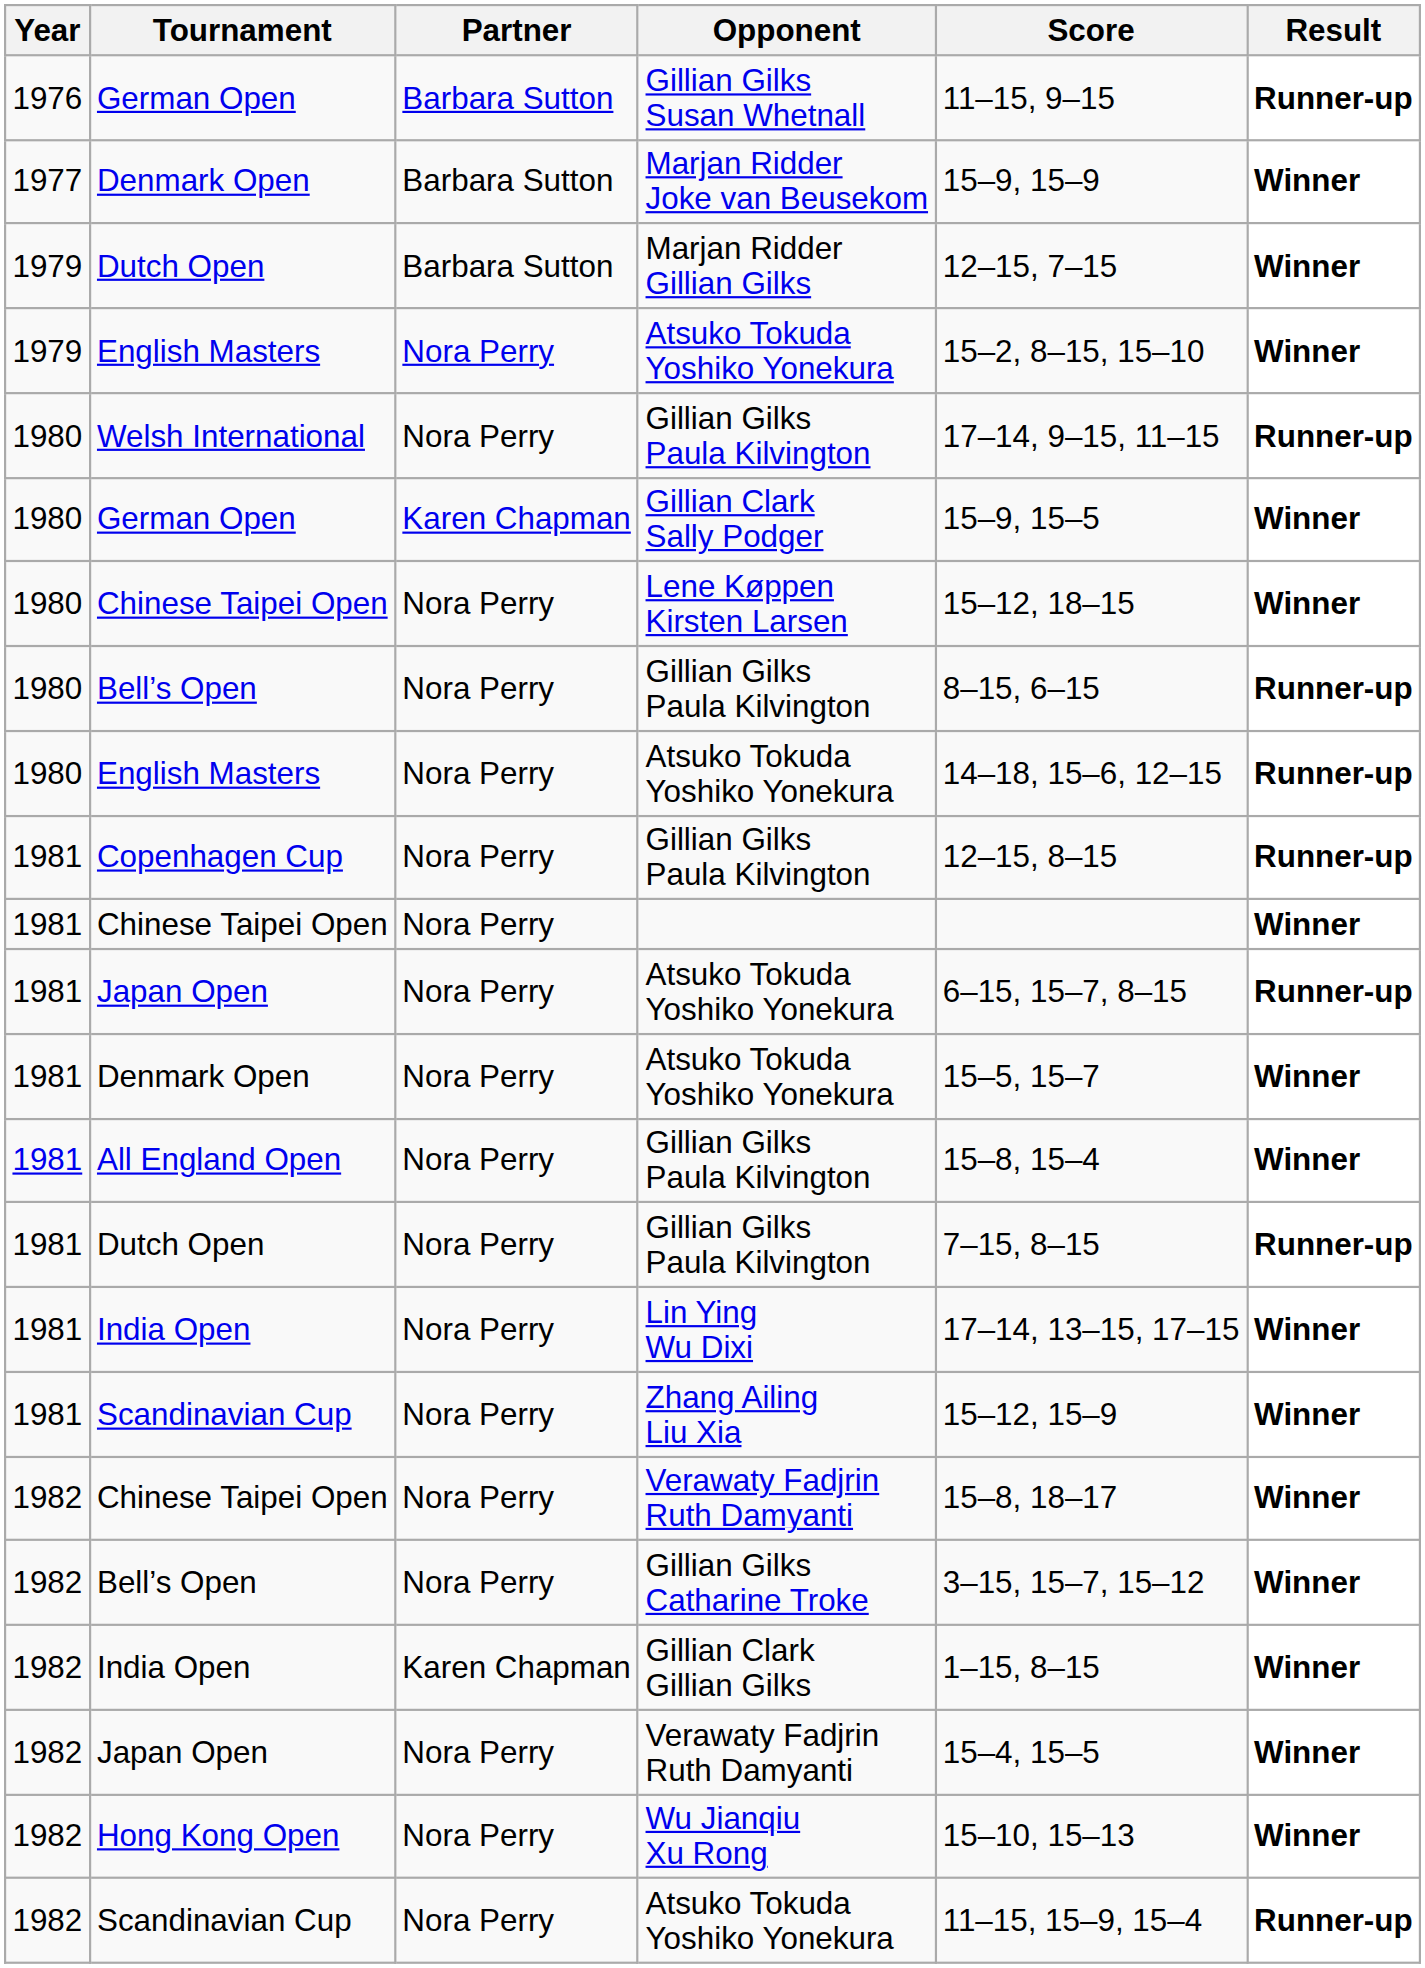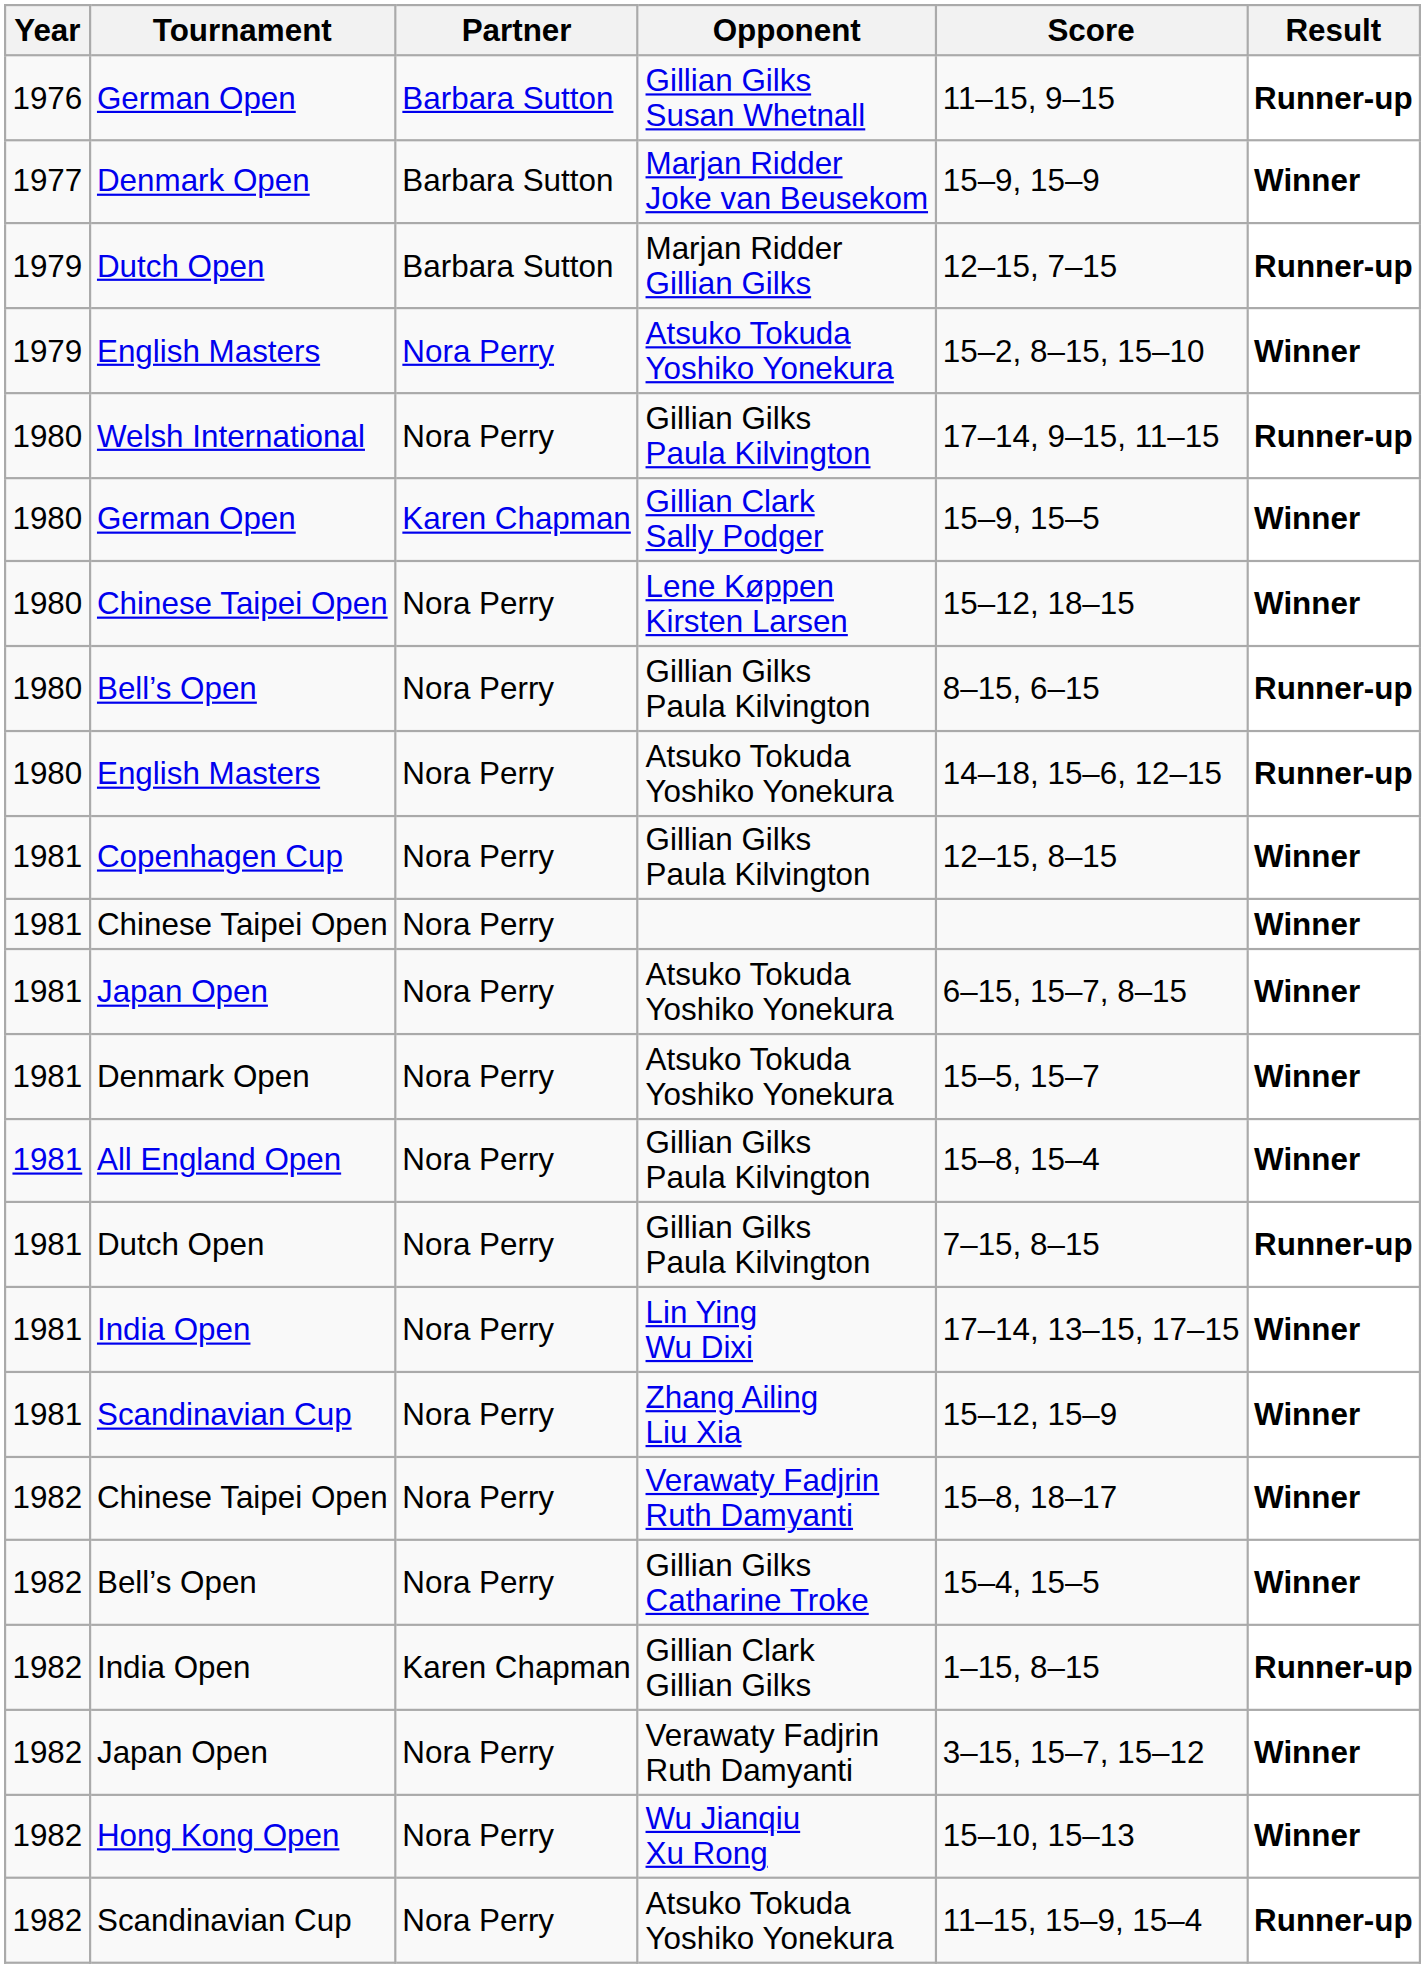(1307, 266) Winner -> (1333, 266) Runner-up
(1333, 858) Runner-up -> (1307, 858) Winner
(1333, 992) Runner-up -> (1307, 992) Winner
(1074, 1583) 3–15, 15–7, 15–12 -> (1021, 1583) 15–4, 15–5
(1307, 1667) Winner -> (1333, 1667) Runner-up
(1021, 1752) 15–4, 15–5 -> (1074, 1752) 3–15, 15–7, 15–12
